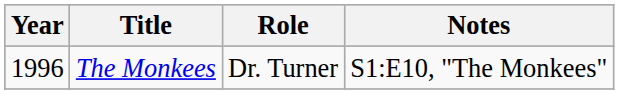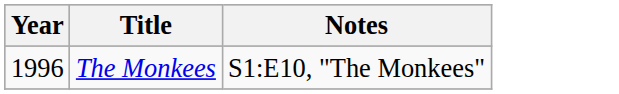- column: (283, 25)
